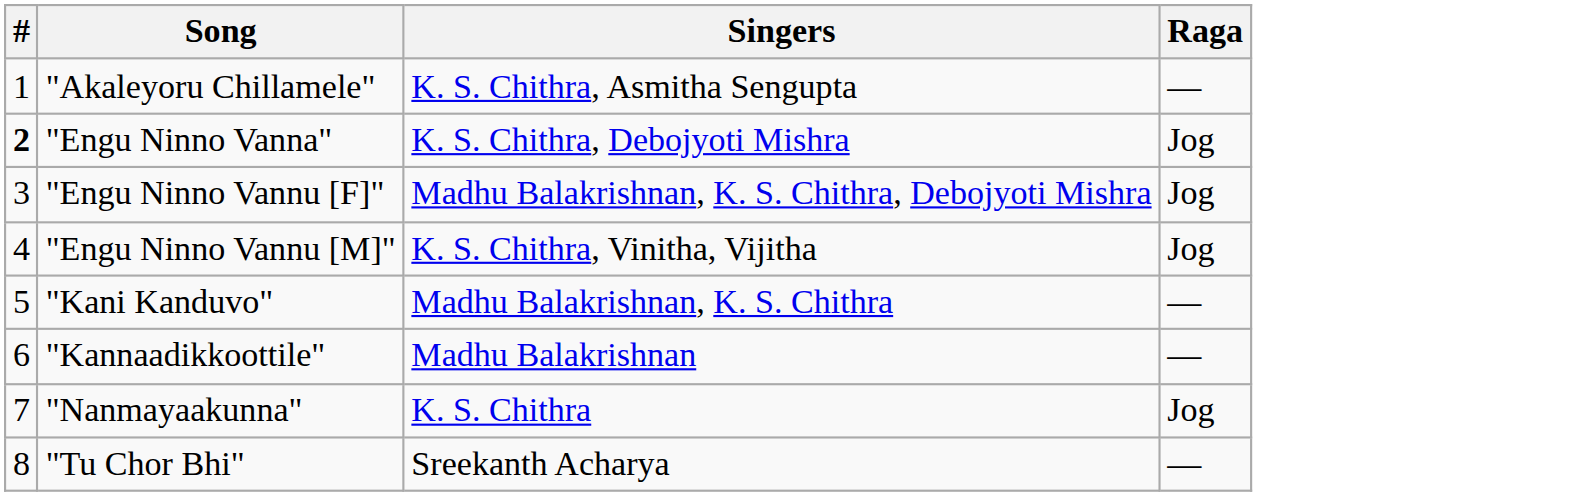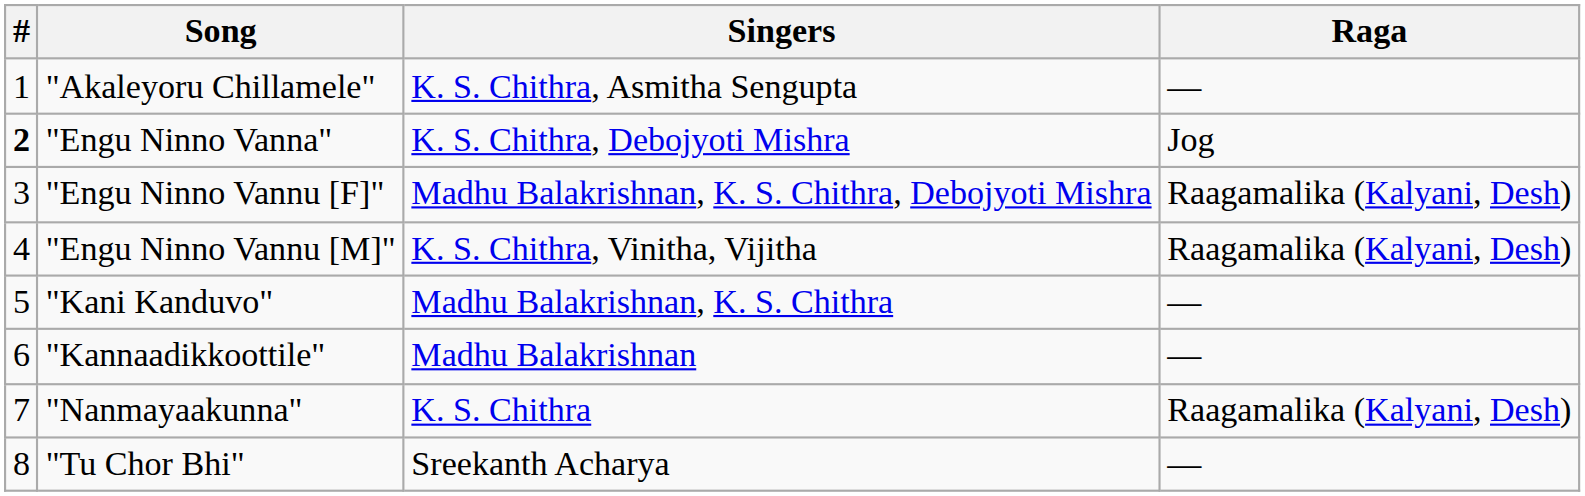(1191, 193) Jog -> (1369, 193) Raagamalika (Kalyani, Desh)
(1191, 247) Jog -> (1369, 247) Raagamalika (Kalyani, Desh)
(1191, 409) Jog -> (1369, 409) Raagamalika (Kalyani, Desh)
